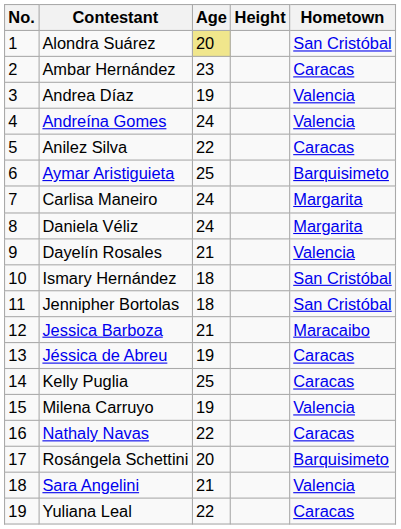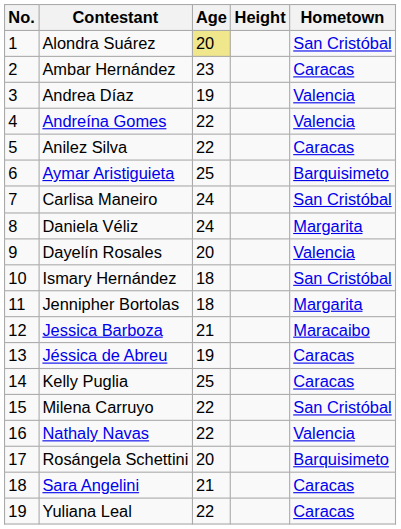(205, 122) 24 -> (205, 122) 22
(328, 200) Margarita -> (342, 200) San Cristóbal
(205, 252) 21 -> (205, 252) 20
(342, 304) San Cristóbal -> (328, 304) Margarita
(205, 408) 19 -> (205, 408) 22
(324, 408) Valencia -> (342, 408) San Cristóbal
(324, 434) Caracas -> (324, 434) Valencia
(324, 485) Valencia -> (324, 485) Caracas
